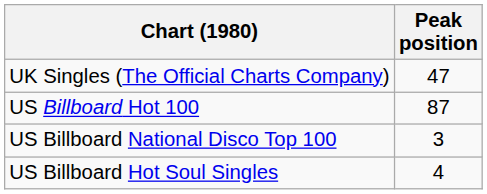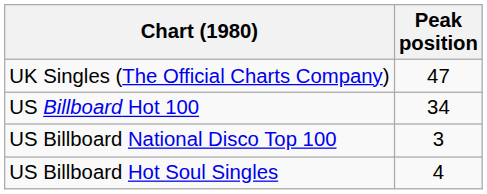(438, 107) 87 -> (438, 107) 34
